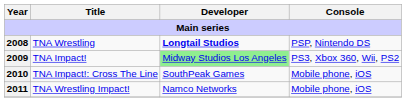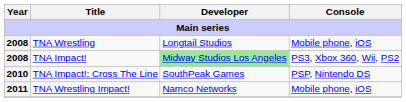(201, 43) bold -> (197, 43) normal
(331, 43) PSP, Nintendo DS -> (331, 43) Mobile phone, iOS
(17, 58) 2009 -> (17, 58) 2008
(331, 74) Mobile phone, iOS -> (331, 74) PSP, Nintendo DS
